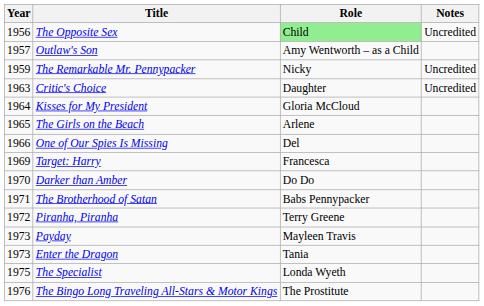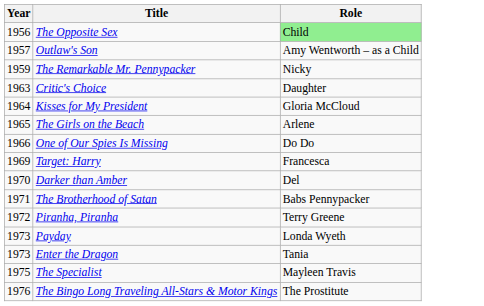- column: (450, 13)
(291, 143) Del -> (298, 143) Do Do
(298, 180) Do Do -> (291, 180) Del
(319, 236) Mayleen Travis -> (314, 236) Londa Wyeth
(314, 273) Londa Wyeth -> (319, 273) Mayleen Travis
